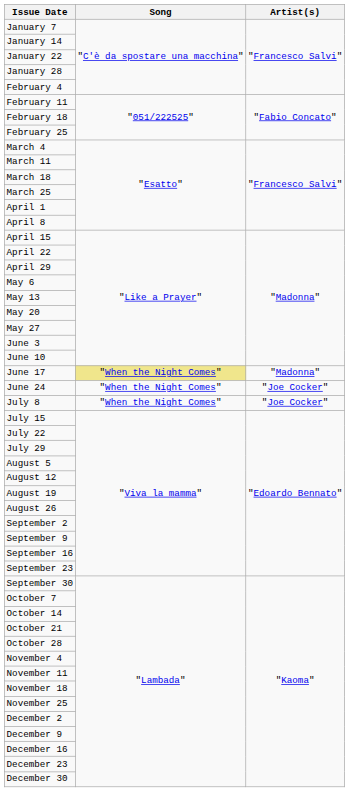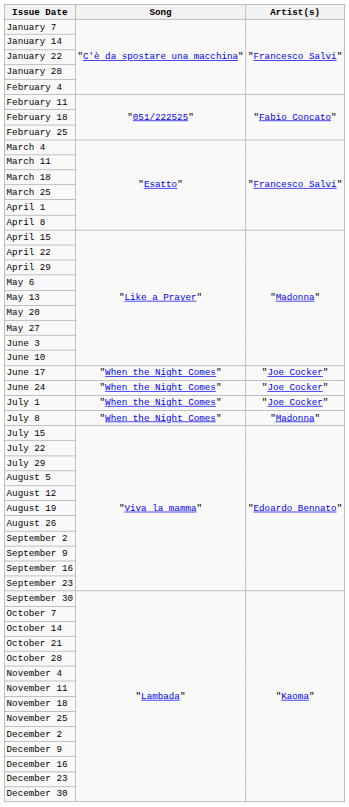(161, 373) khaki background -> (161, 373) no background
(295, 373) "Madonna" -> (295, 373) "Joe Cocker"
+ row: (23, 403)
(295, 403) "Joe Cocker" -> (295, 418) "Madonna"
